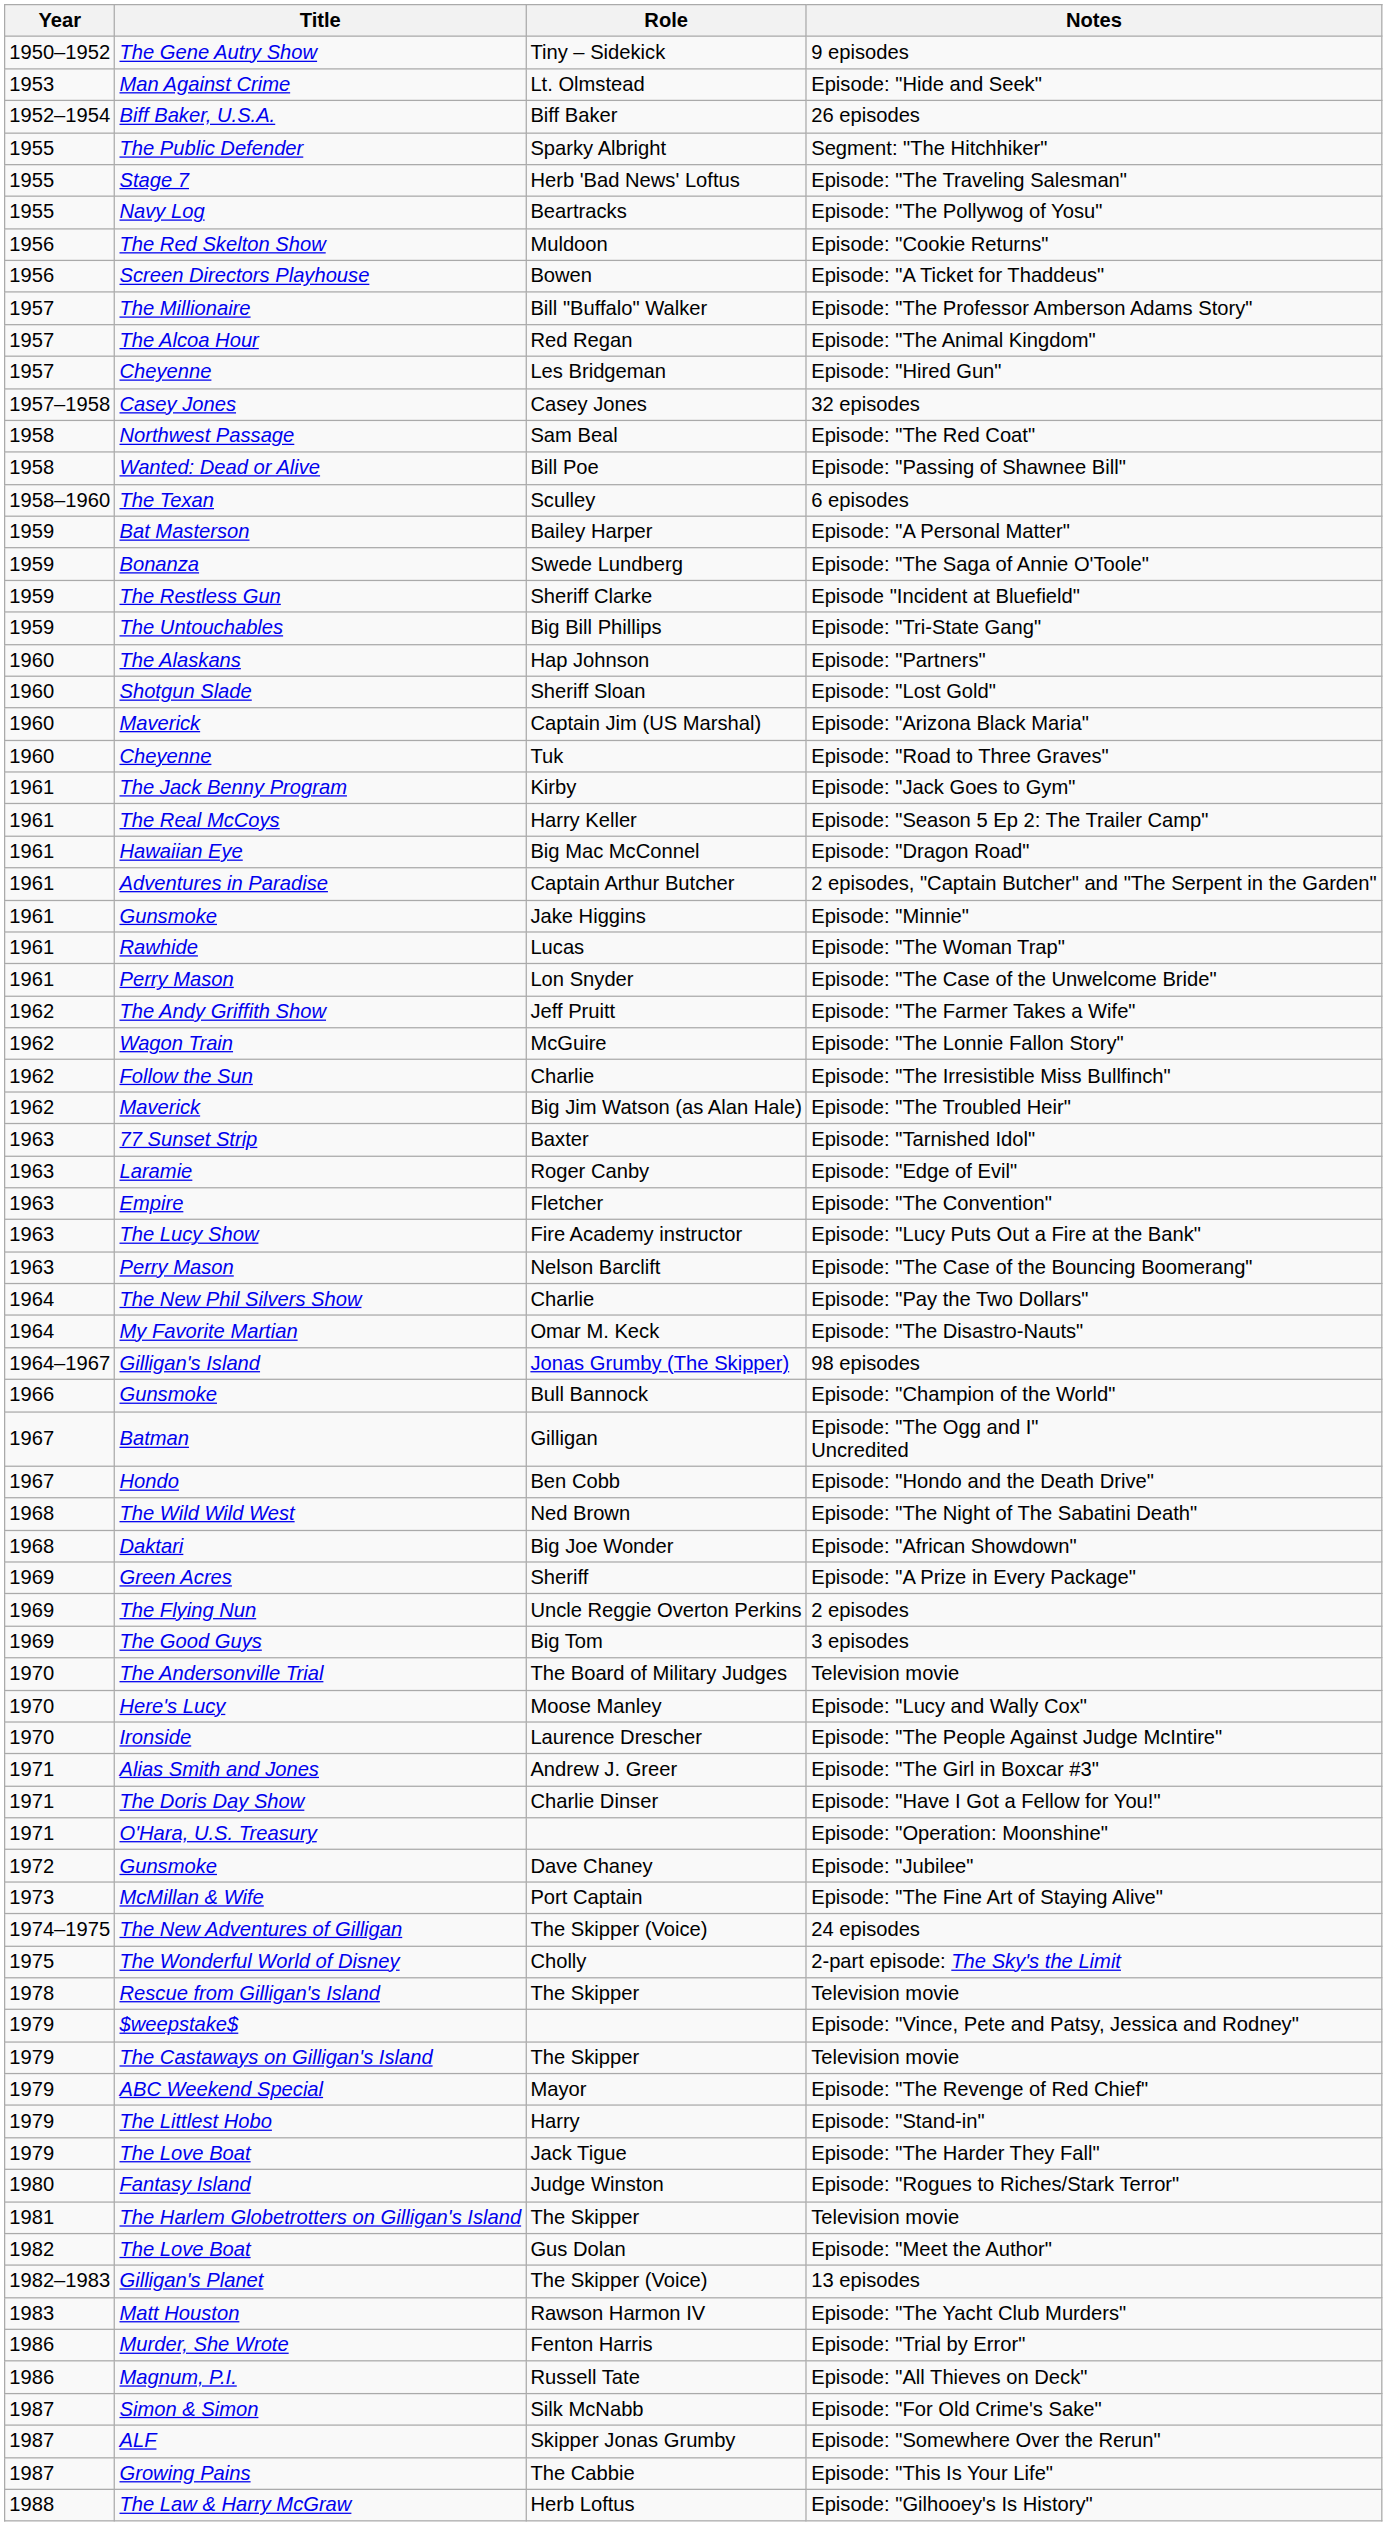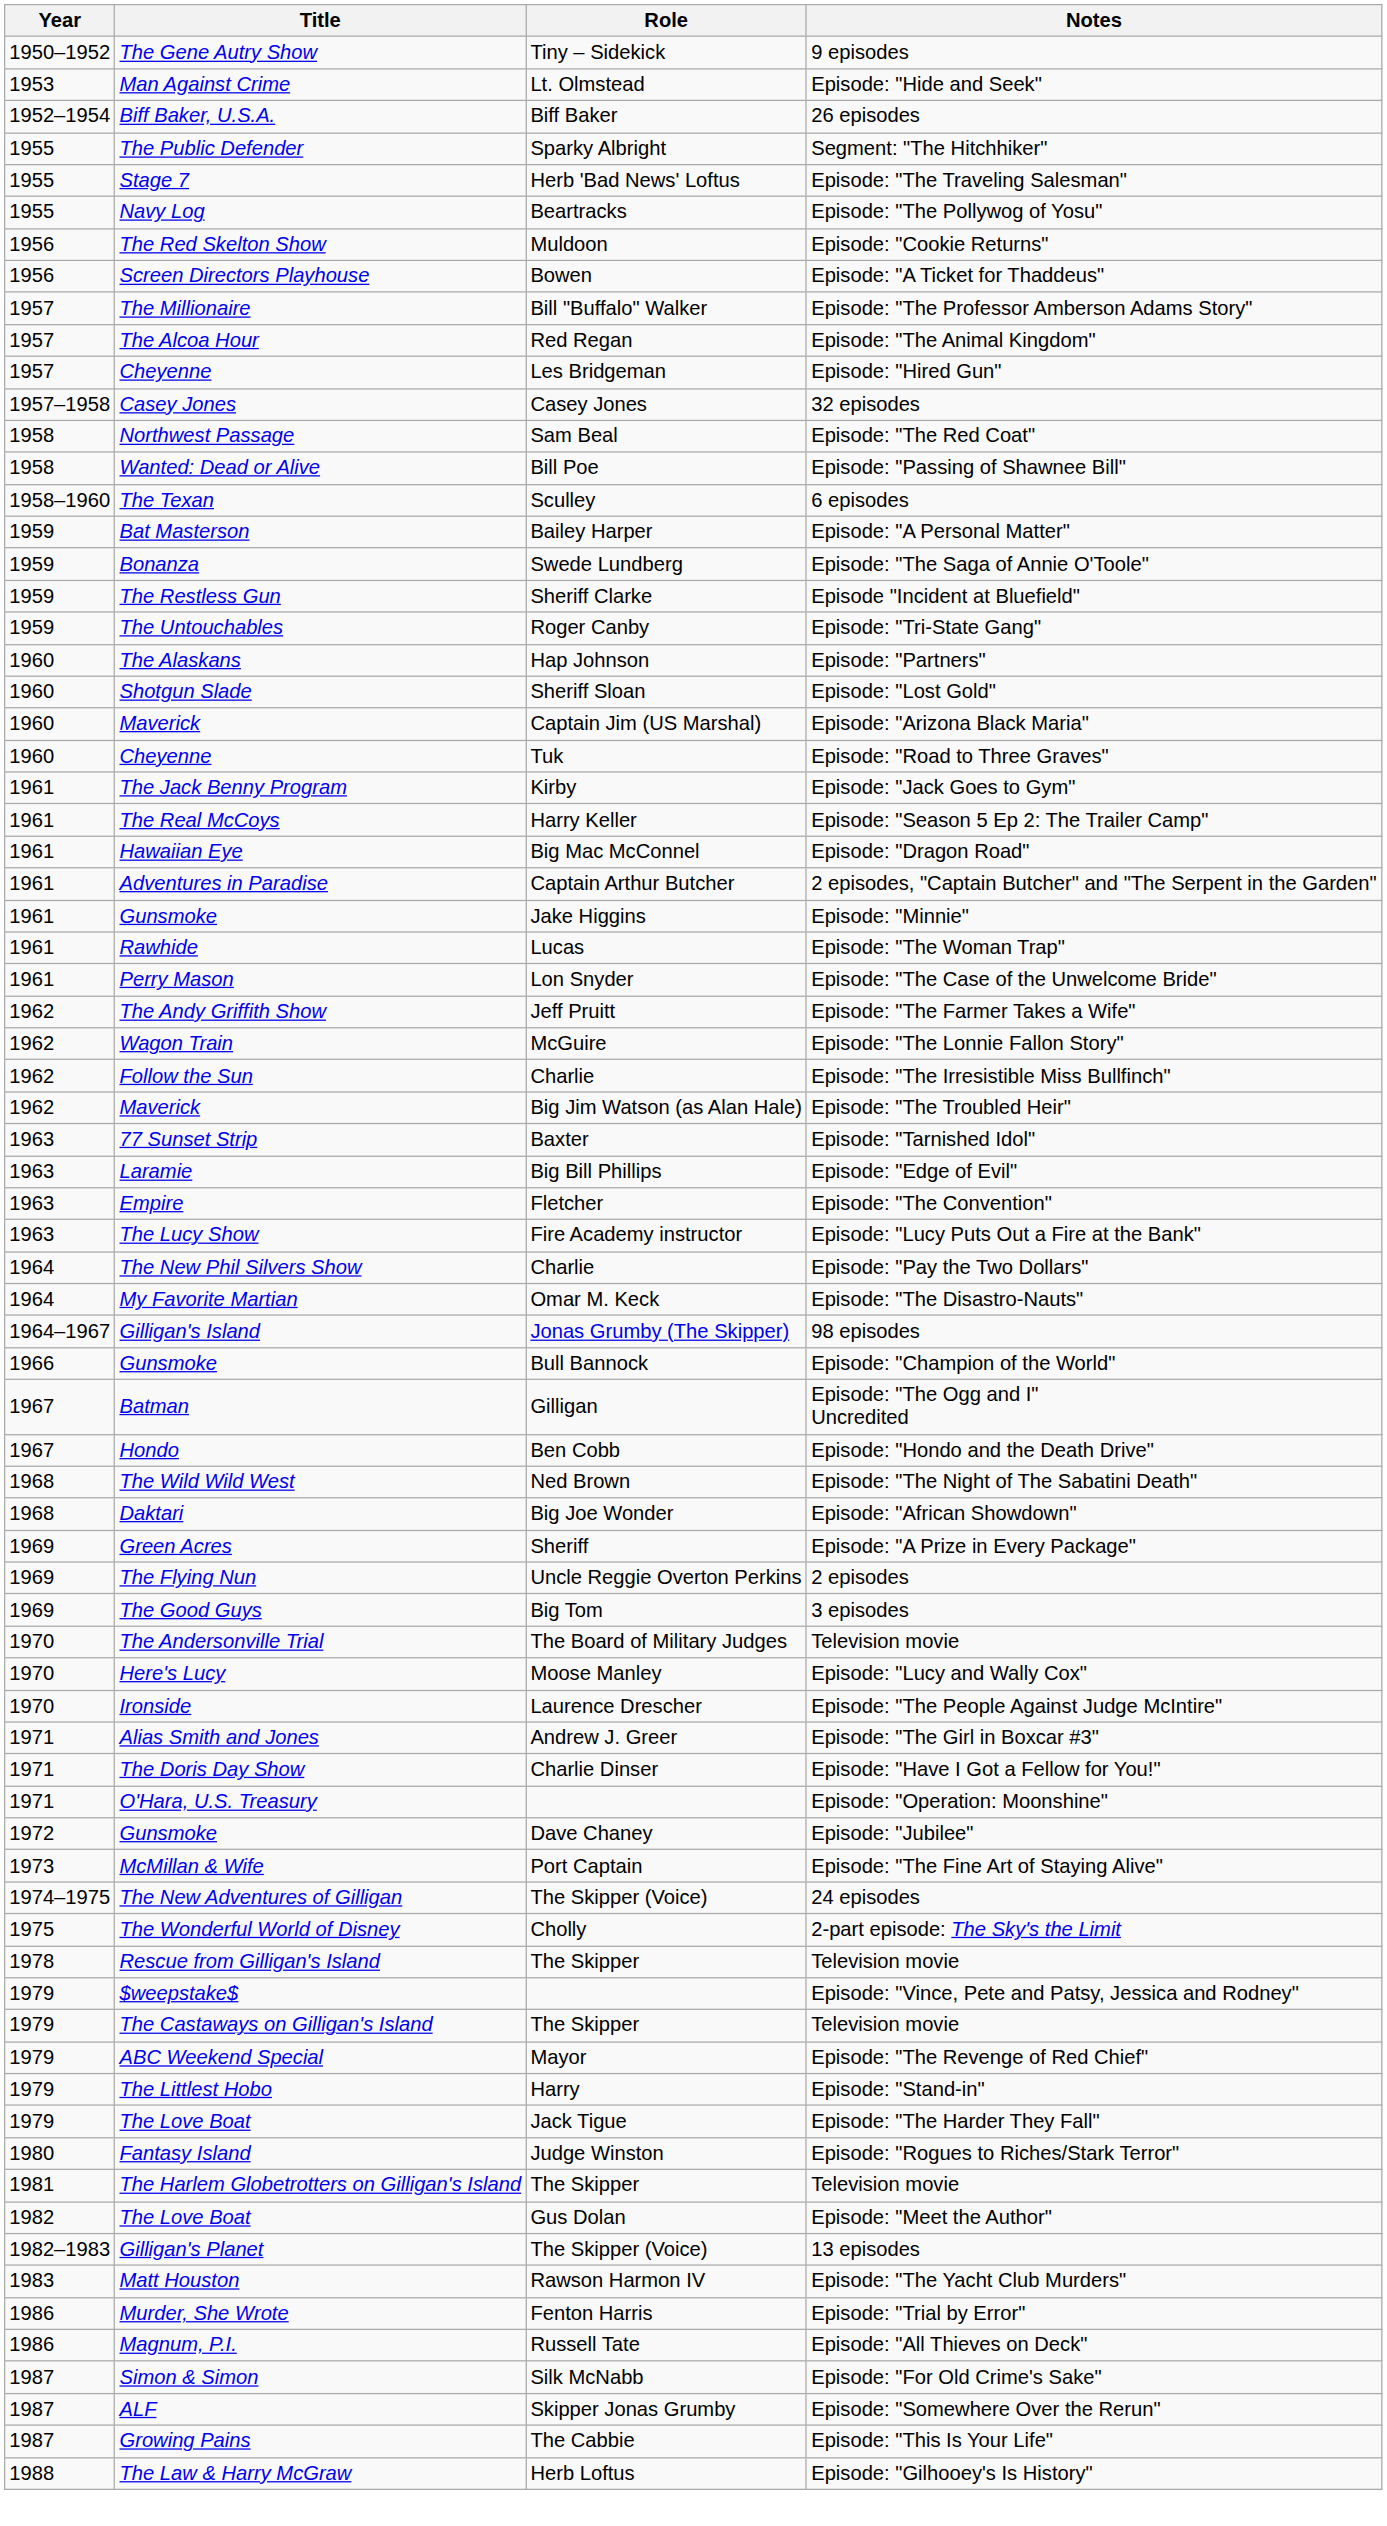(596, 627) Big Bill Phillips -> (590, 627) Roger Canby
(590, 1171) Roger Canby -> (596, 1171) Big Bill Phillips
- row: (177, 1267)
